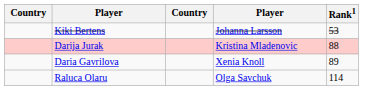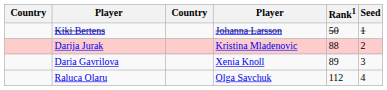+ column: (370, 13)
(334, 30) 53 -> (334, 30) 50
(336, 77) 114 -> (336, 77) 112
